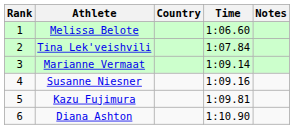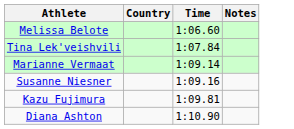- column: (20, 13)
